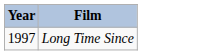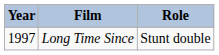+ column: (175, 16)
